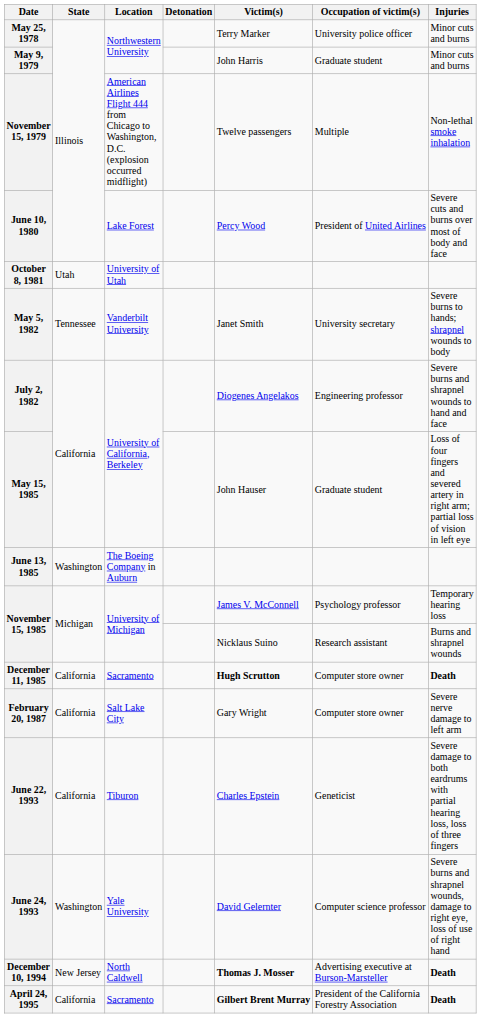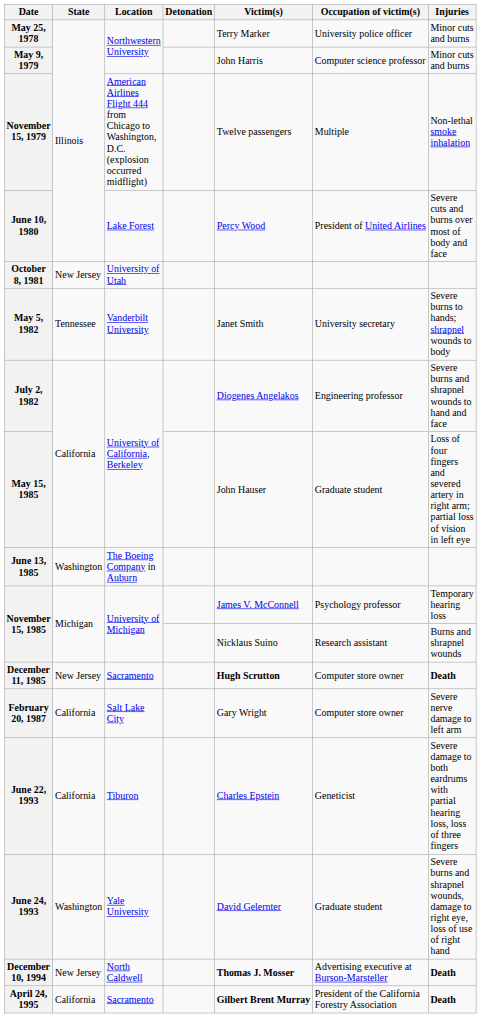(349, 60) Graduate student -> (370, 60) Computer science professor
(65, 275) Utah -> (78, 275) New Jersey
(75, 675) California -> (78, 675) New Jersey
(370, 906) Computer science professor -> (349, 906) Graduate student
